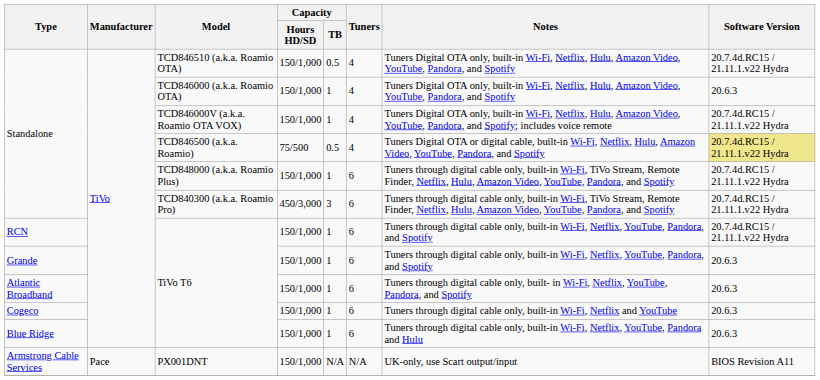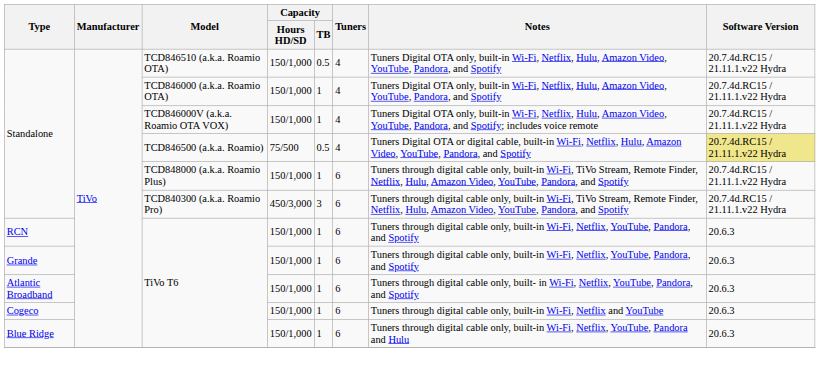(724, 91) 20.6.3 -> (747, 91) 20.7.4d.RC15 / 21.11.1.v22 Hydra
(750, 232) 20.7.4d.RC15 / 21.11.1.v22 Hydra -> (722, 232) 20.6.3
- row: (43, 361)
